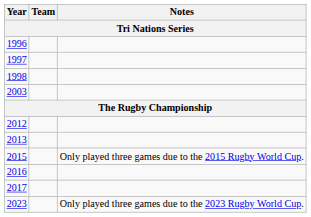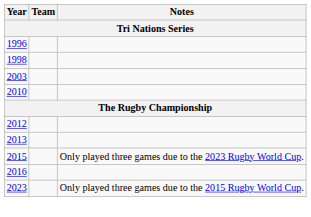- row: (17, 60)
+ row: (17, 92)
(182, 156) Only played three games due to the 2015 Rugby World Cup. -> (182, 156) Only played three games due to the 2023 Rugby World Cup.
- row: (17, 188)
(182, 204) Only played three games due to the 2023 Rugby World Cup. -> (182, 188) Only played three games due to the 2015 Rugby World Cup.
